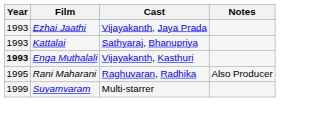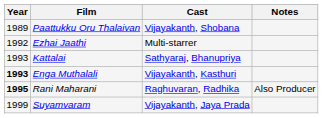+ row: (86, 27)
(17, 27) 1993 -> (17, 43) 1992
(154, 27) Vijayakanth, Jaya Prada -> (171, 43) Multi-starrer
(17, 74) normal -> (17, 89) bold
(128, 89) Multi-starrer -> (197, 105) Vijayakanth, Jaya Prada
